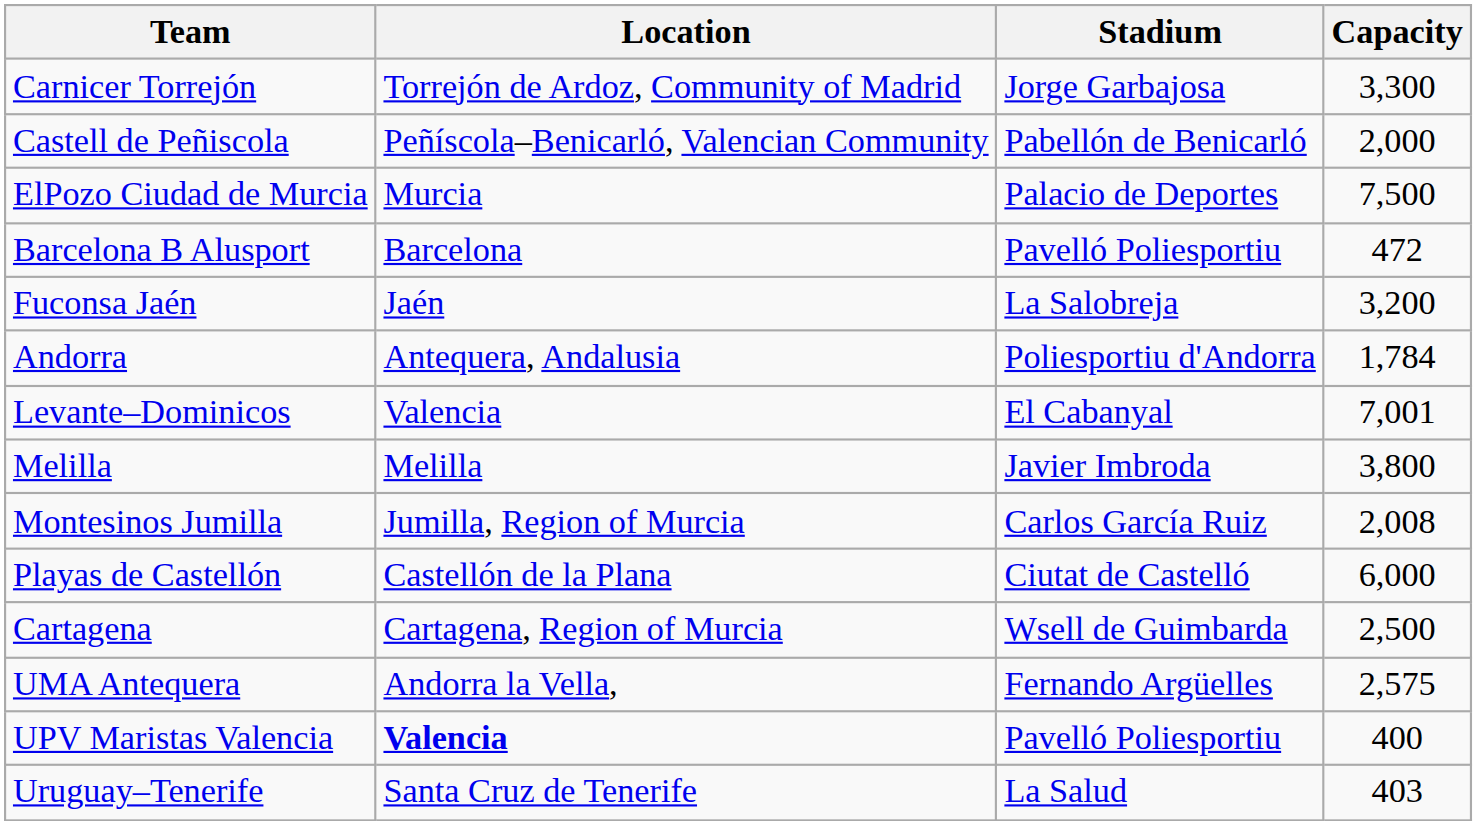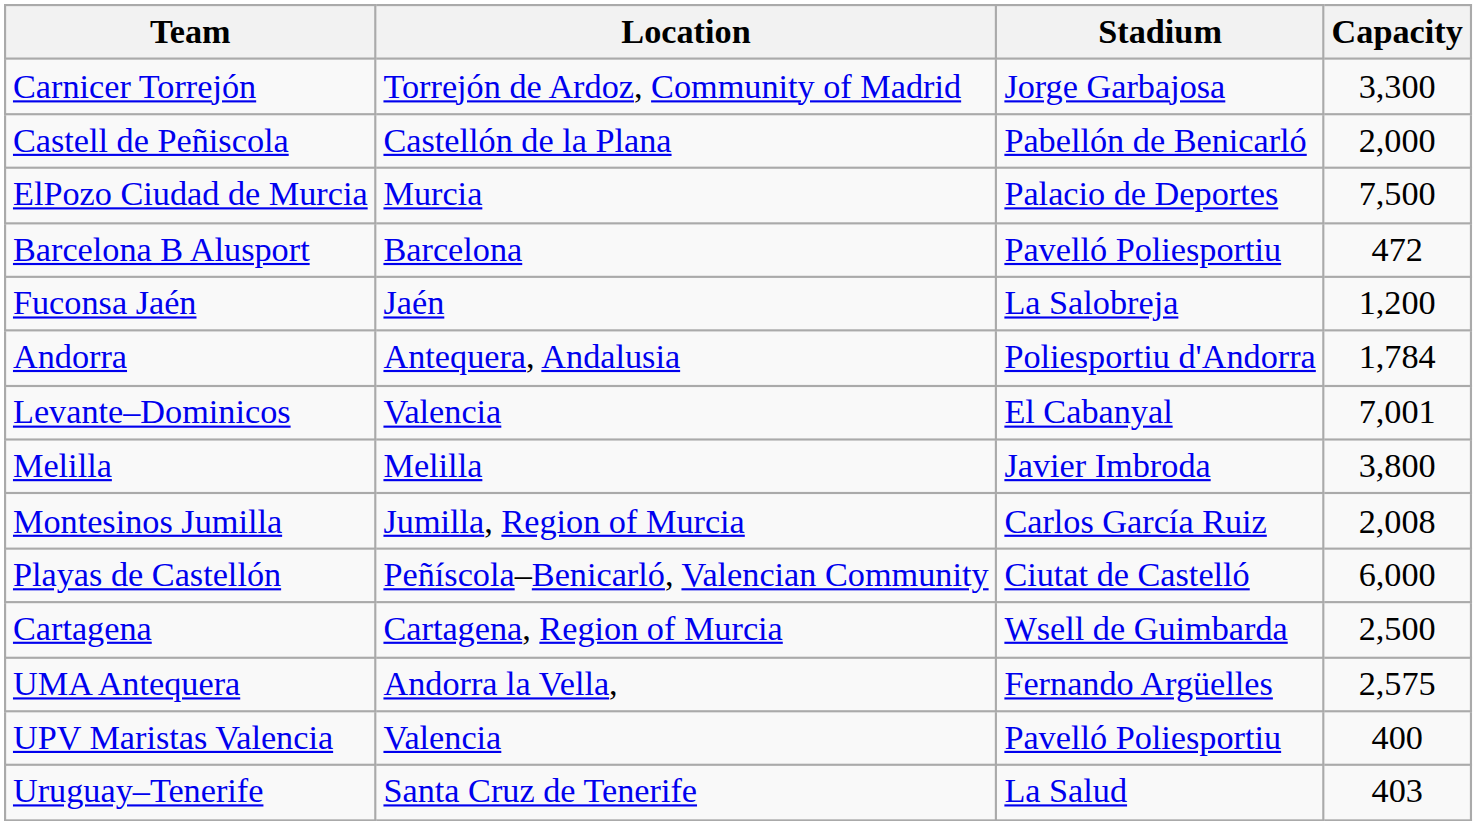(686, 140) Peñíscola–Benicarló, Valencian Community -> (528, 140) Castellón de la Plana
(1397, 303) 3,200 -> (1397, 303) 1,200
(528, 574) Castellón de la Plana -> (686, 574) Peñíscola–Benicarló, Valencian Community
(446, 737) bold -> (442, 737) normal
